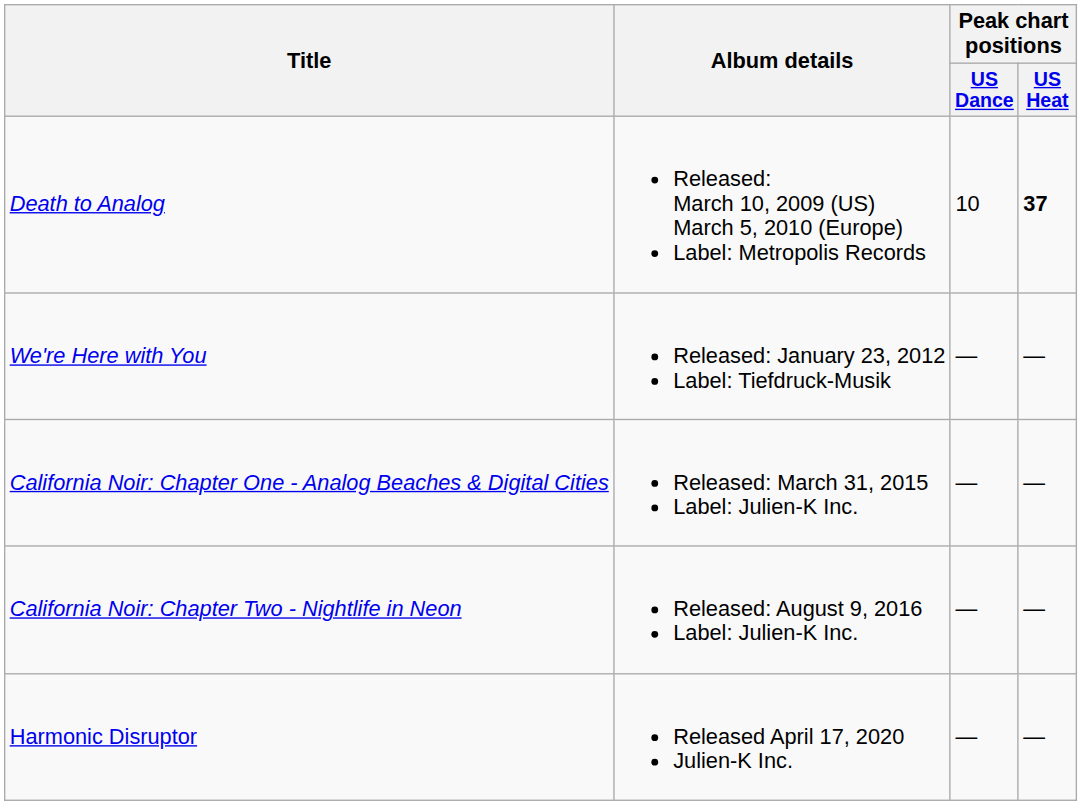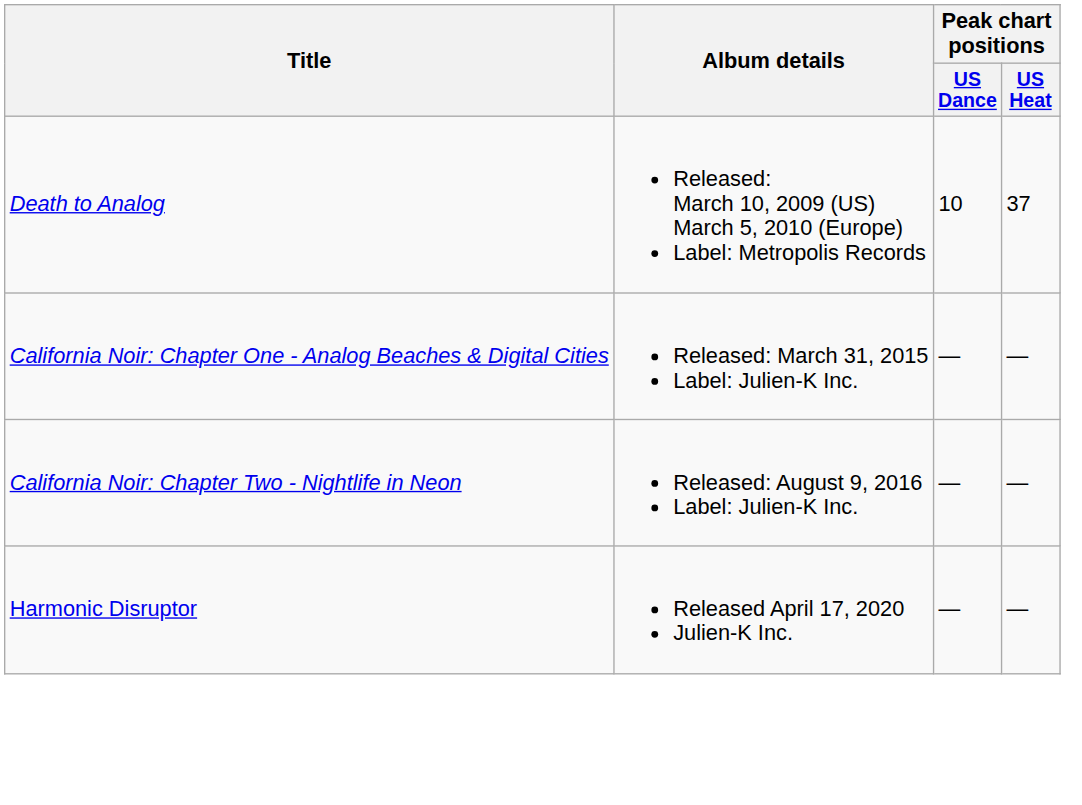(1035, 204) bold -> (1019, 204) normal
- row: (108, 355)
